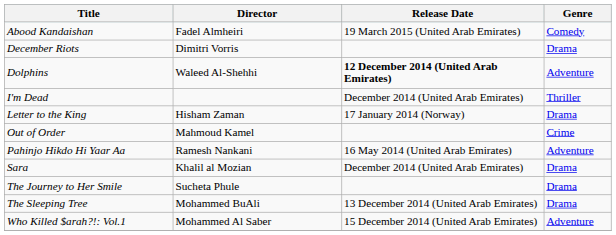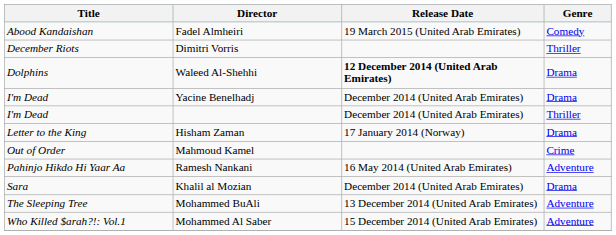(562, 48) Drama -> (563, 48) Thriller
(570, 72) Adventure -> (562, 72) Drama
+ row: (28, 97)
- row: (64, 185)
(562, 203) Drama -> (570, 203) Adventure
